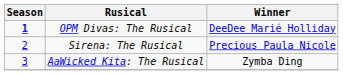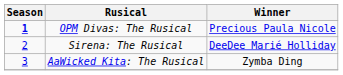(272, 29) DeeDee Marié Holliday -> (272, 29) Precious Paula Nicole
(272, 45) Precious Paula Nicole -> (272, 45) DeeDee Marié Holliday
